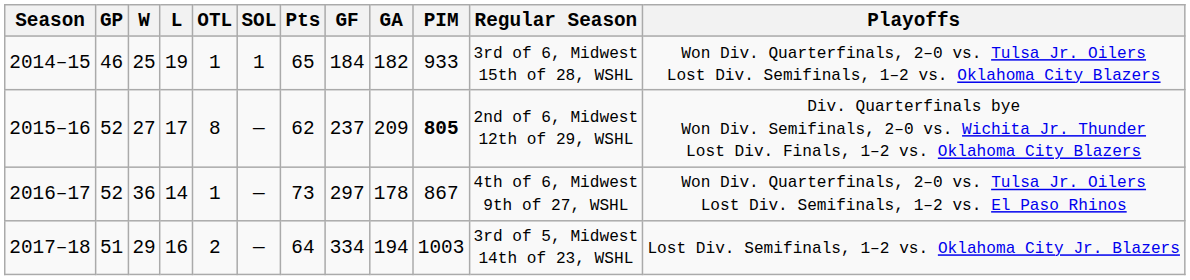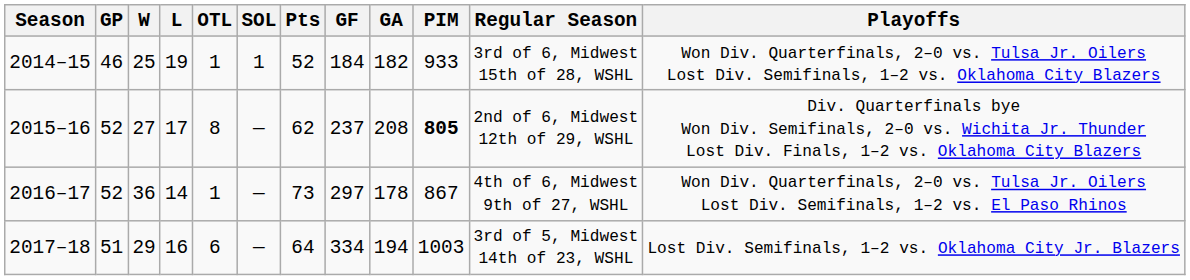(303, 63) 65 -> (303, 63) 52
(391, 128) 209 -> (391, 128) 208
(215, 247) 2 -> (215, 247) 6
